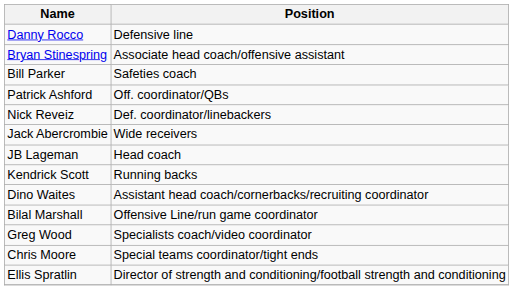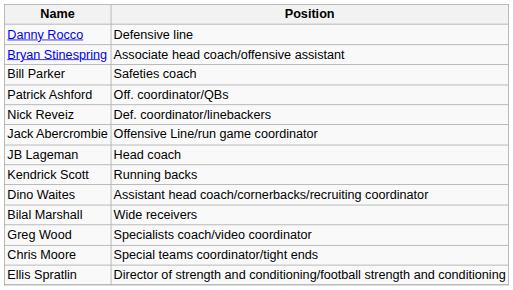(155, 134) Wide receivers -> (216, 134) Offensive Line/run game coordinator
(216, 214) Offensive Line/run game coordinator -> (155, 214) Wide receivers
